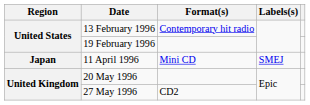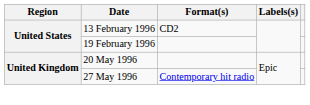(207, 28) Contemporary hit radio -> (169, 28) CD2
- row: (111, 60)
(169, 92) CD2 -> (207, 76) Contemporary hit radio
